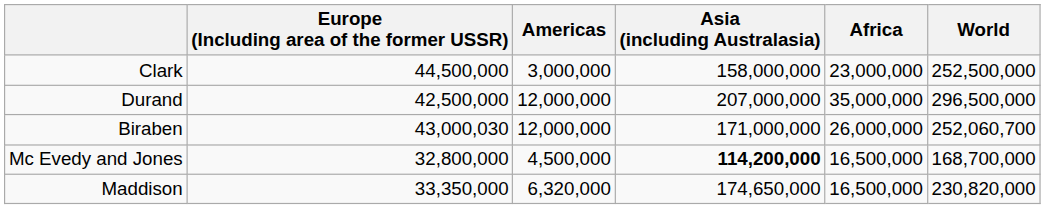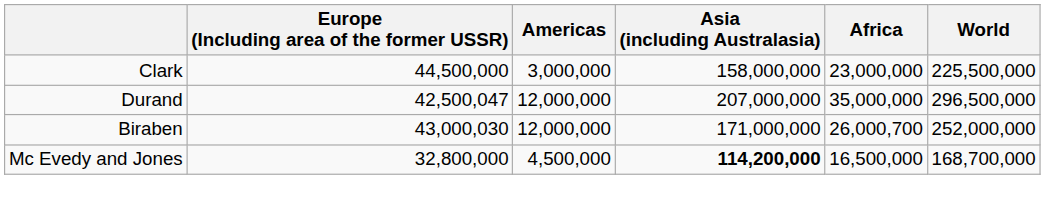(984, 70) 252,500,000 -> (984, 70) 225,500,000
(462, 99) 42,500,000 -> (462, 99) 42,500,047
(876, 129) 26,000,000 -> (876, 129) 26,000,700
(984, 129) 252,060,700 -> (984, 129) 252,000,000
- row: (142, 188)
